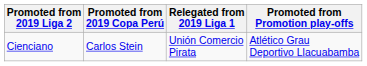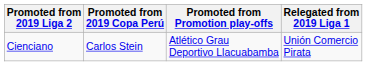columns swapped: (304, 18) <-> (207, 18)
